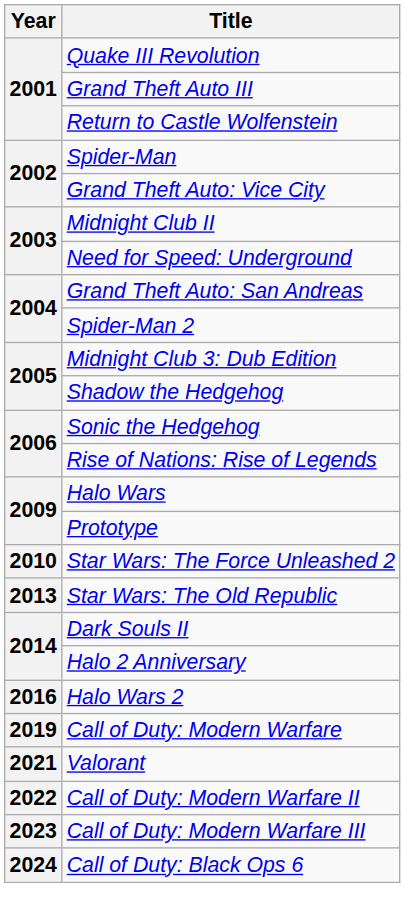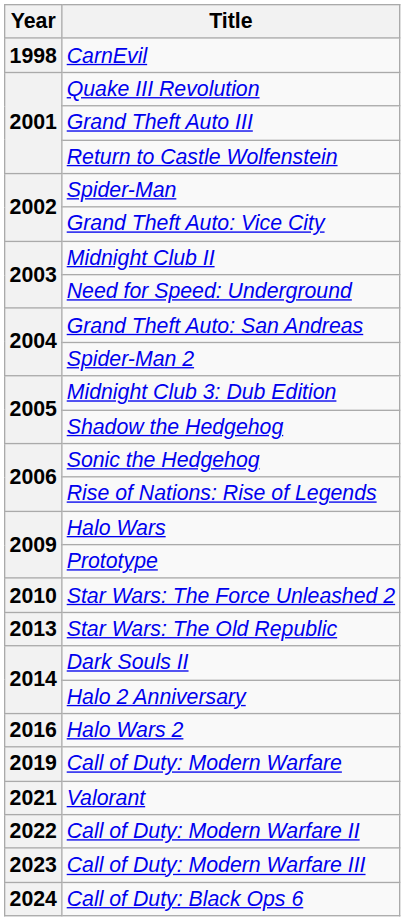+ row: (107, 55)
